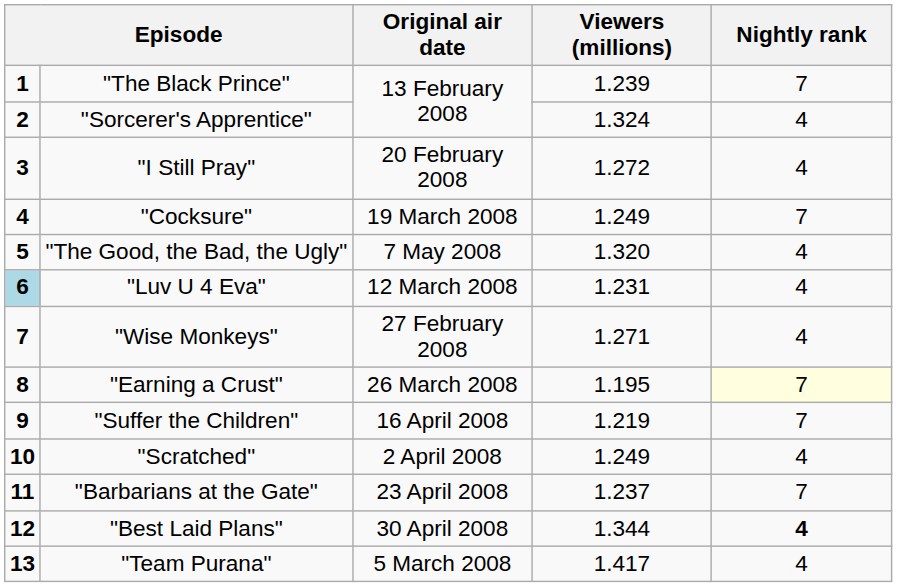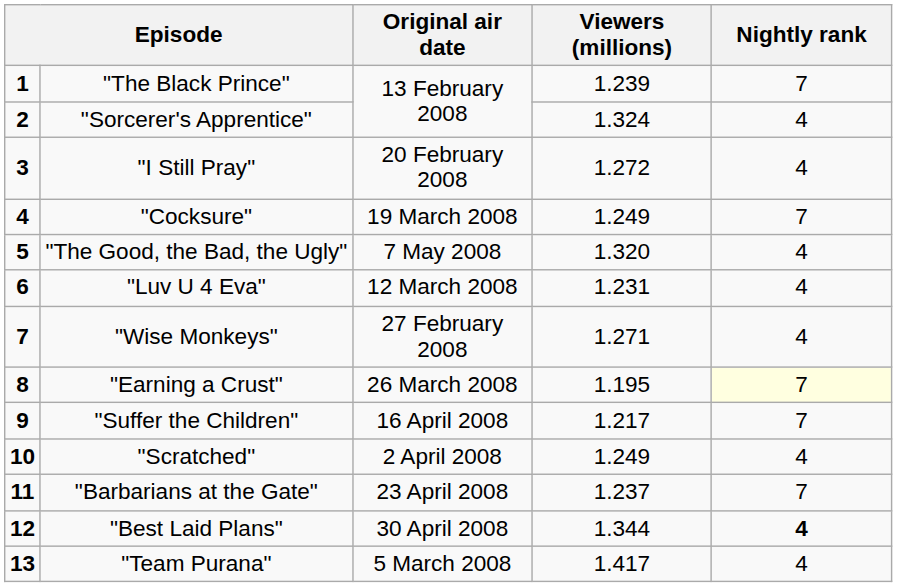(22, 287) lightblue background -> (22, 287) no background
(622, 420) 1.219 -> (622, 420) 1.217
